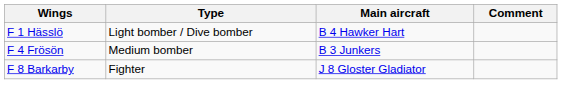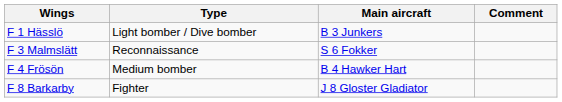(361, 32) B 4 Hawker Hart -> (351, 32) B 3 Junkers
+ row: (42, 50)
(349, 50) B 3 Junkers -> (363, 69) B 4 Hawker Hart
